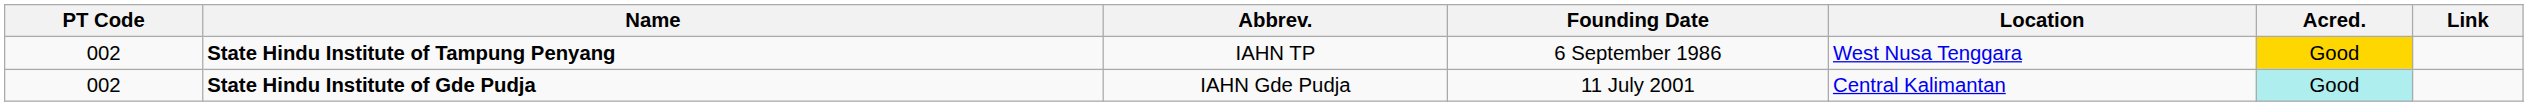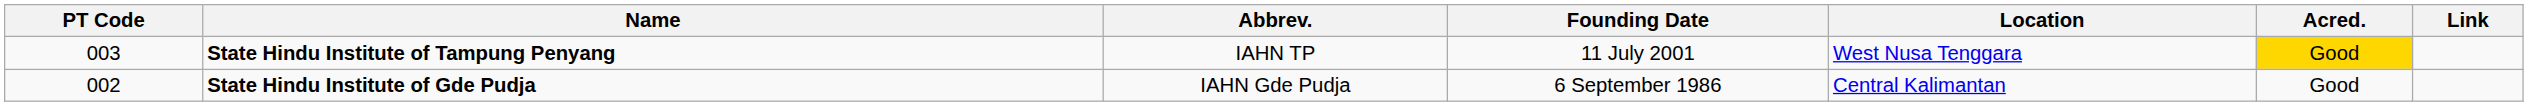(104, 52) 002 -> (104, 52) 003
(1638, 52) 6 September 1986 -> (1638, 52) 11 July 2001
(1638, 85) 11 July 2001 -> (1638, 85) 6 September 1986
(2334, 85) paleturquoise background -> (2334, 85) no background
